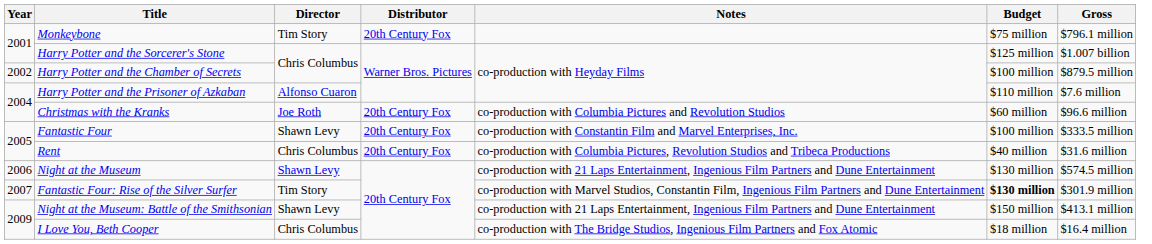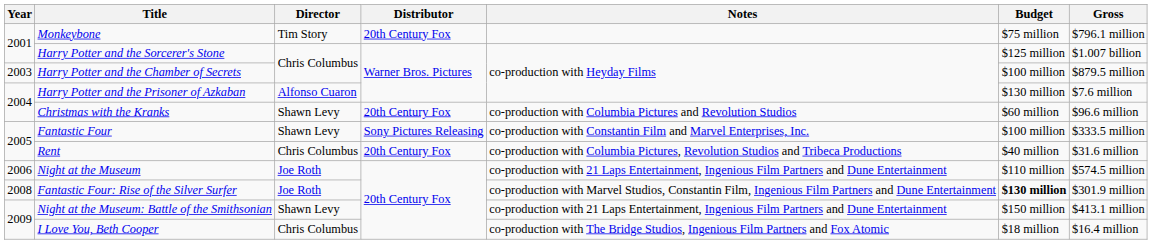(20, 72) 2002 -> (20, 72) 2003
(1021, 92) $110 million -> (1033, 92) $130 million
(299, 111) Joe Roth -> (309, 111) Shawn Levy
(407, 131) 20th Century Fox -> (424, 131) Sony Pictures Releasing
(309, 170) Shawn Levy -> (299, 170) Joe Roth
(1022, 170) $130 million -> (1033, 170) $110 million
(20, 190) 2007 -> (20, 190) 2008
(303, 190) Tim Story -> (299, 190) Joe Roth
